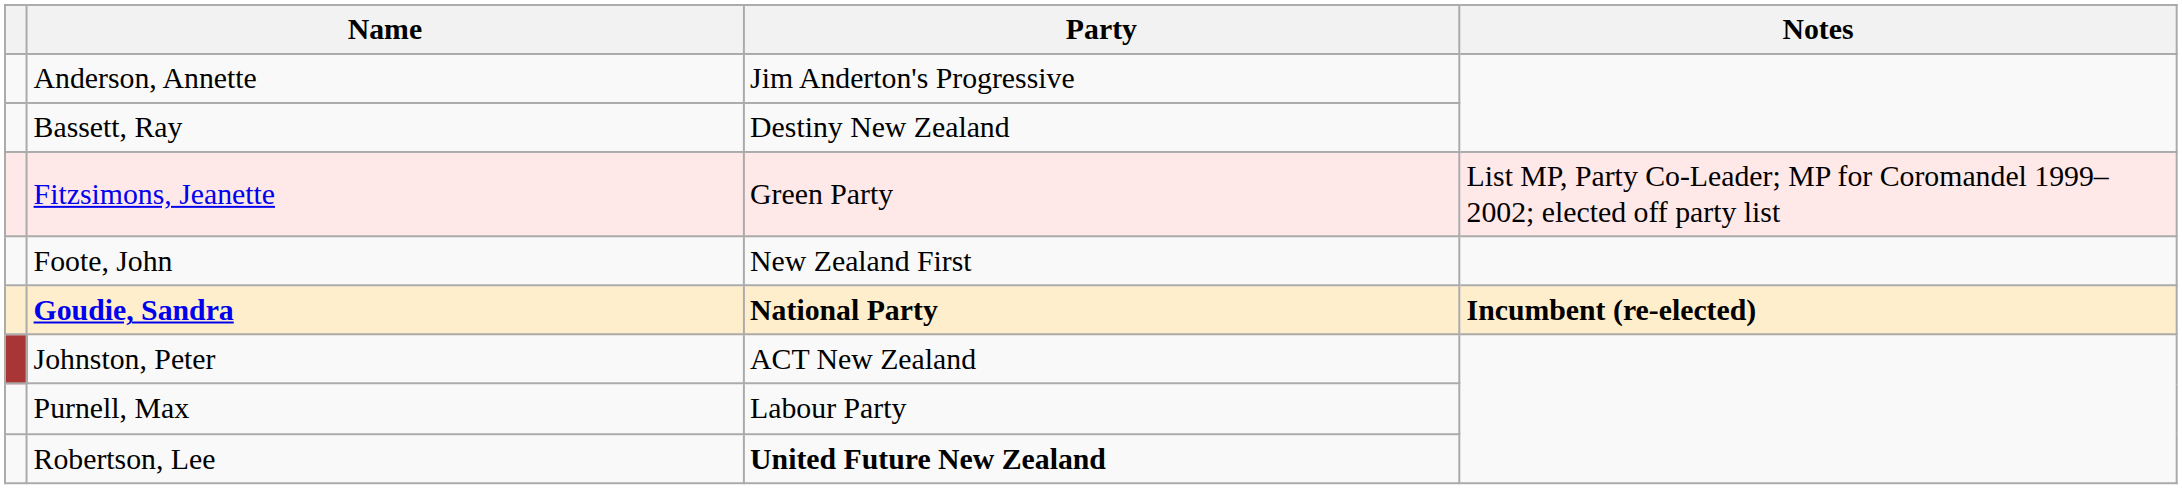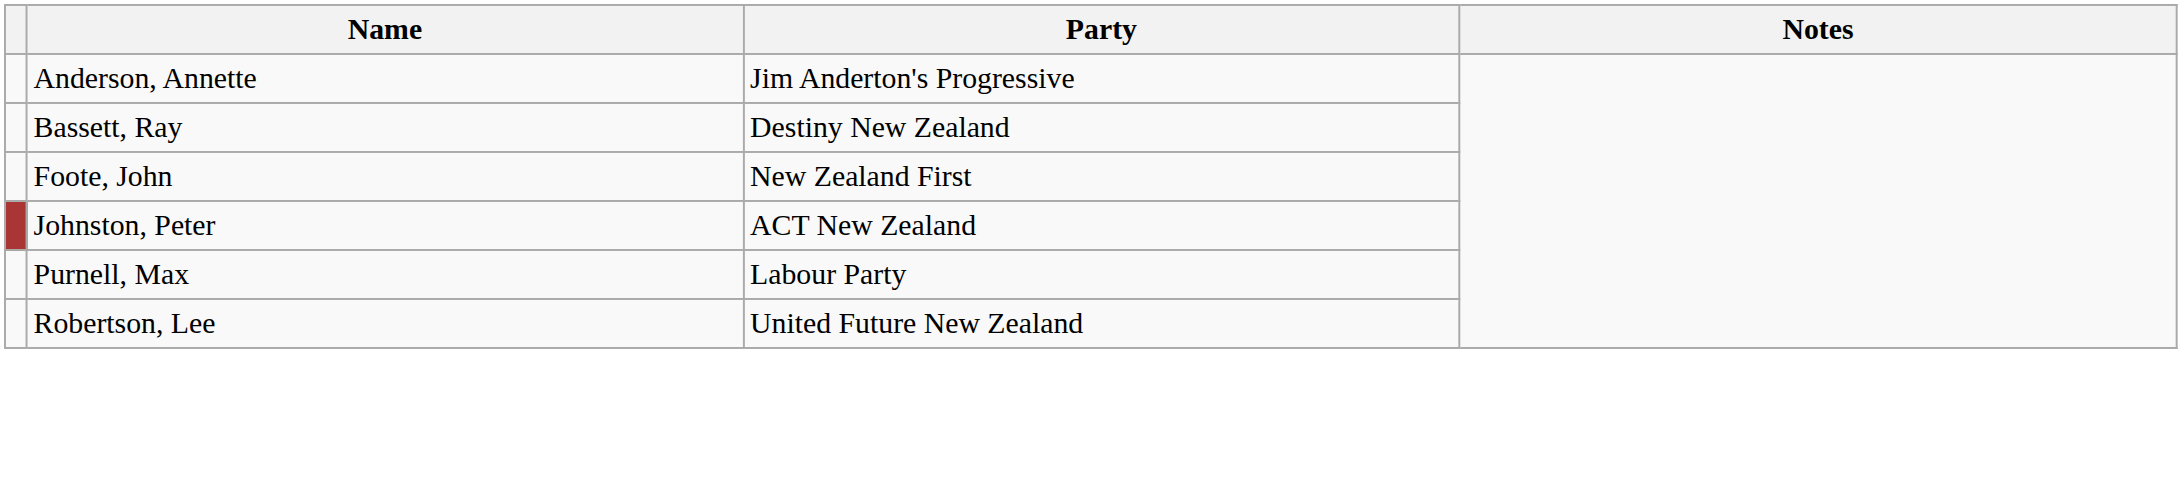- row: (154, 194)
- row: (134, 310)
(928, 457) bold -> (917, 323) normal
